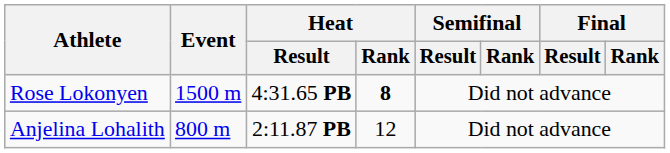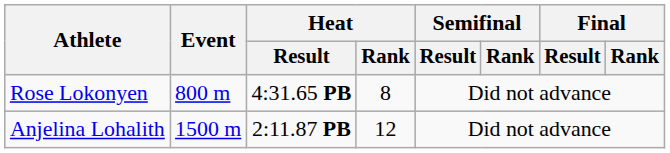(208, 93) 1500 m -> (203, 93) 800 m
(386, 93) bold -> (386, 93) normal
(203, 129) 800 m -> (208, 129) 1500 m
